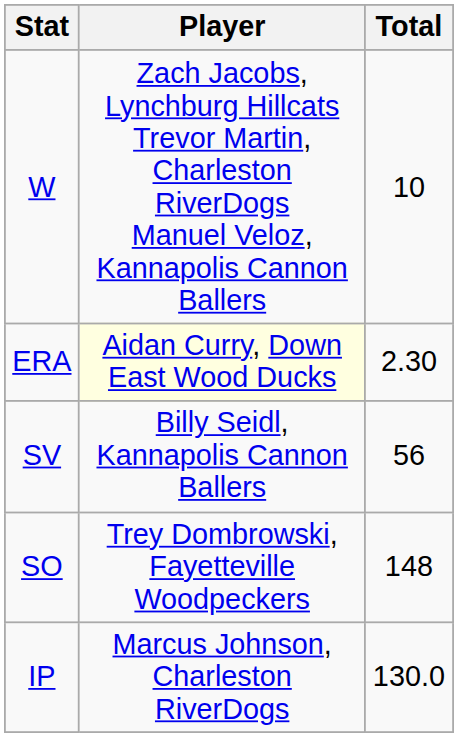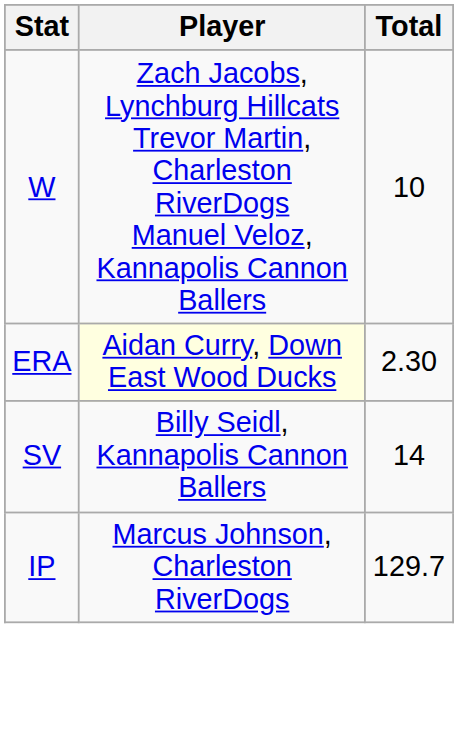(409, 455) 56 -> (409, 455) 14
- row: (42, 566)
(409, 676) 130.0 -> (409, 566) 129.7
